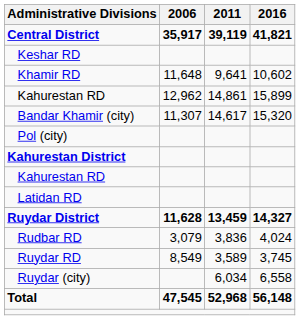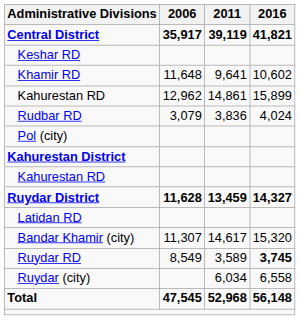rows swapped: (76, 116) <-> (50, 237)
rows swapped: (50, 197) <-> (53, 217)
(276, 258) normal -> (276, 258) bold
